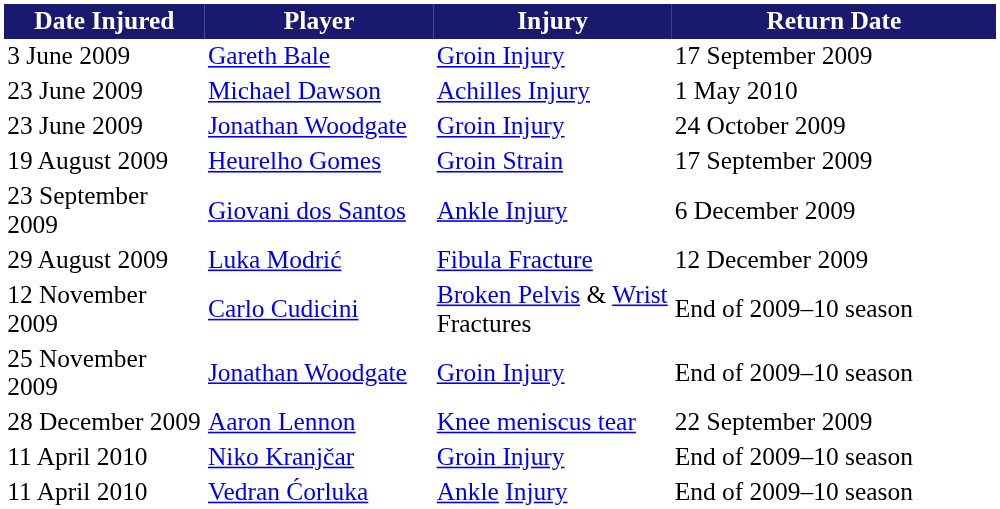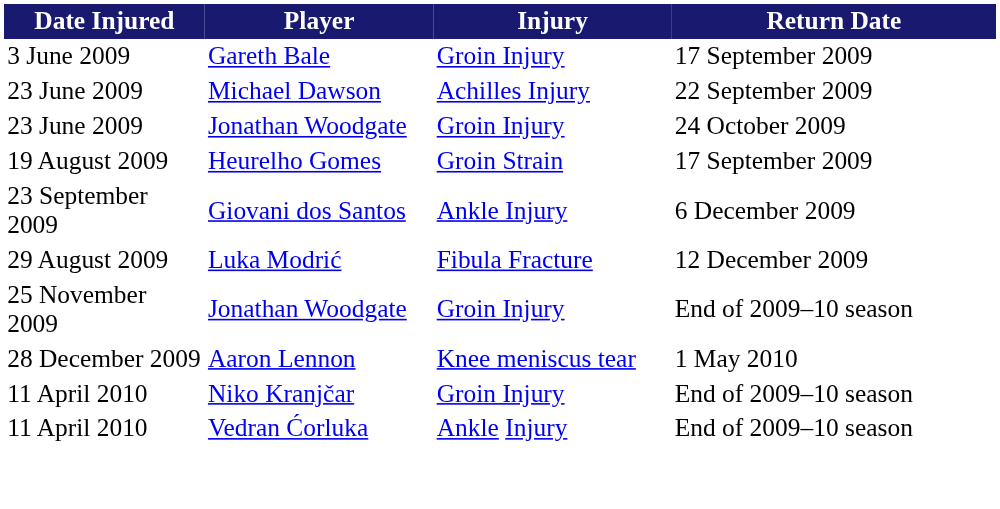(736, 91) 1 May 2010 -> (774, 91) 22 September 2009
- row: (77, 308)
(774, 421) 22 September 2009 -> (736, 358) 1 May 2010
